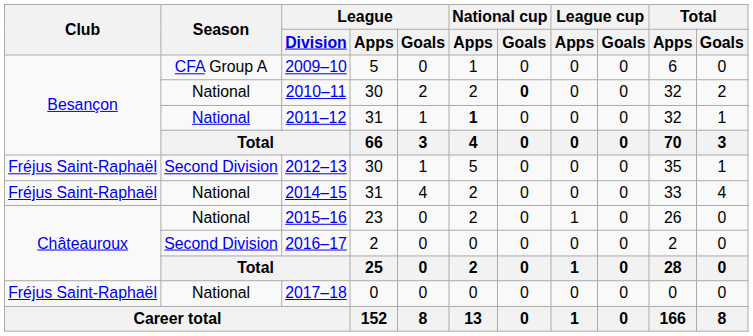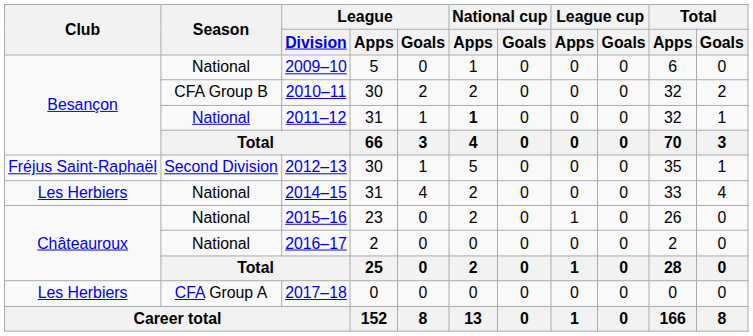(221, 67) CFA Group A -> (221, 67) National
(221, 92) National -> (221, 92) CFA Group B
(524, 92) bold -> (524, 92) normal
(83, 192) Fréjus Saint-Raphaël -> (83, 192) Les Herbiers
(221, 243) Second Division -> (221, 243) National
(83, 293) Fréjus Saint-Raphaël -> (83, 293) Les Herbiers
(221, 293) National -> (221, 293) CFA Group A
